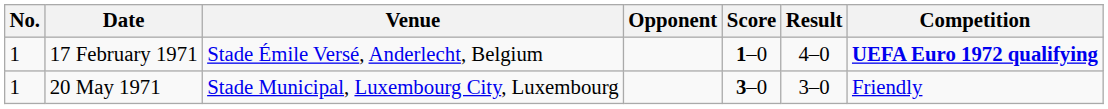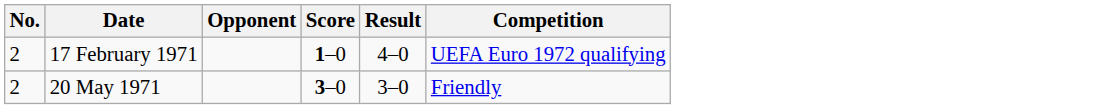- column: (413, 20)
(15, 53) 1 -> (15, 53) 2
(975, 53) bold -> (548, 53) normal
(15, 86) 1 -> (15, 86) 2
